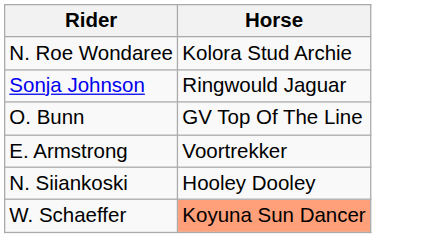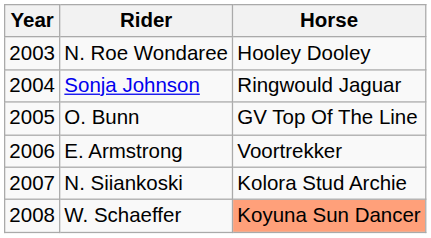+ column: (32, 20)
(267, 53) Kolora Stud Archie -> (304, 53) Hooley Dooley
(249, 183) Hooley Dooley -> (322, 183) Kolora Stud Archie
